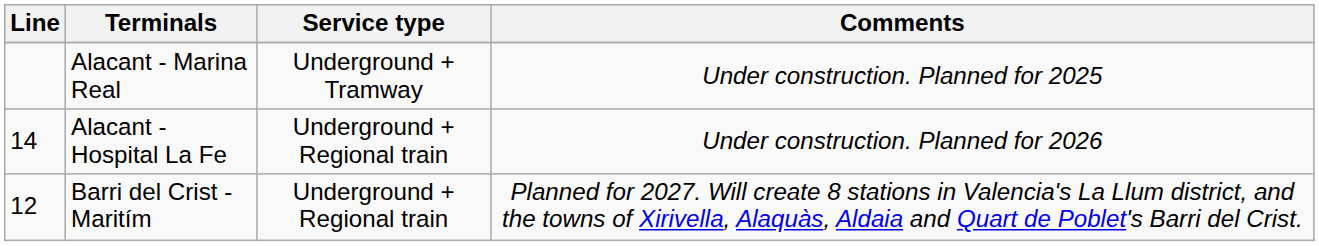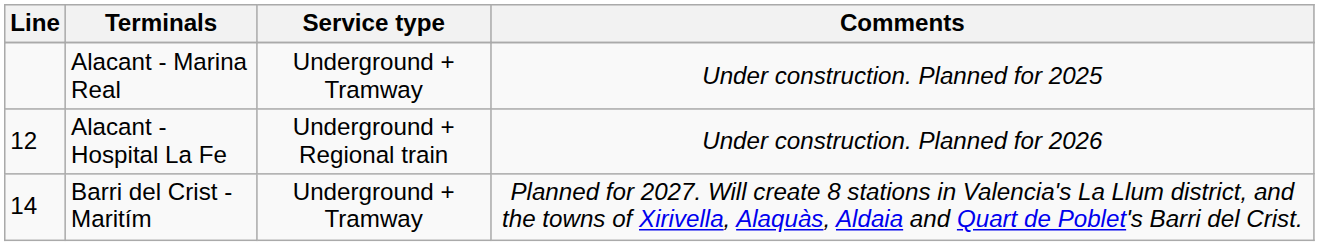(24, 141) 14 -> (24, 141) 12
(24, 206) 12 -> (24, 206) 14
(374, 206) Underground + Regional train -> (374, 206) Underground + Tramway
